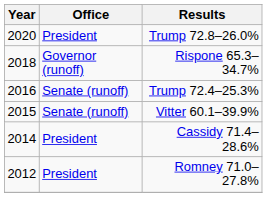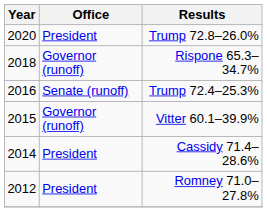(85, 111) Senate (runoff) -> (69, 118) Governor (runoff)
